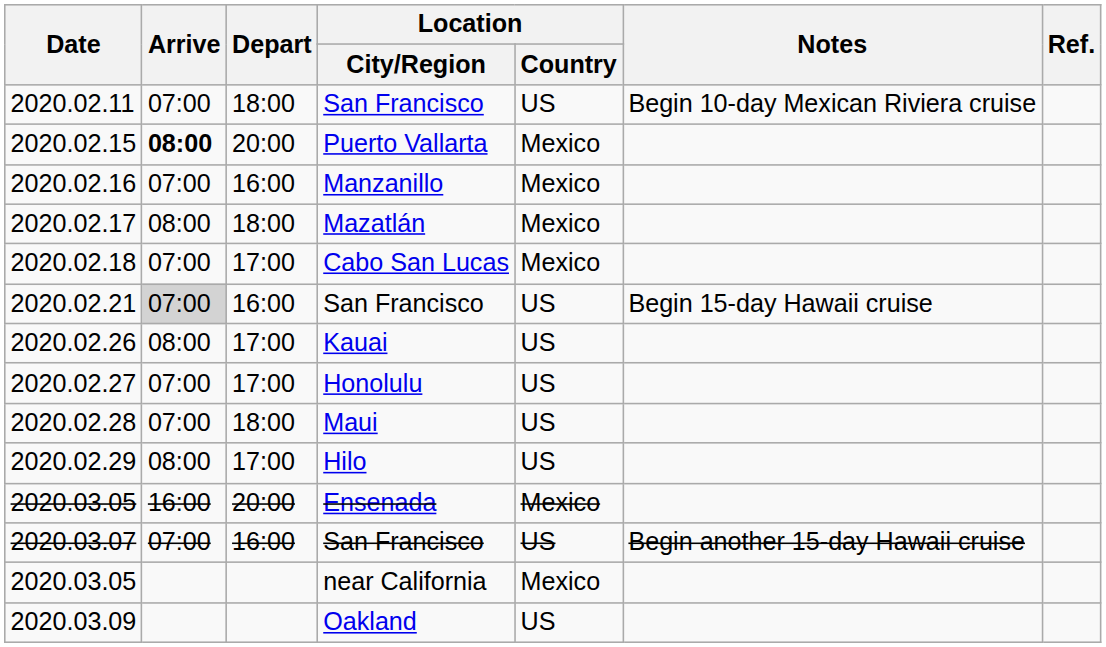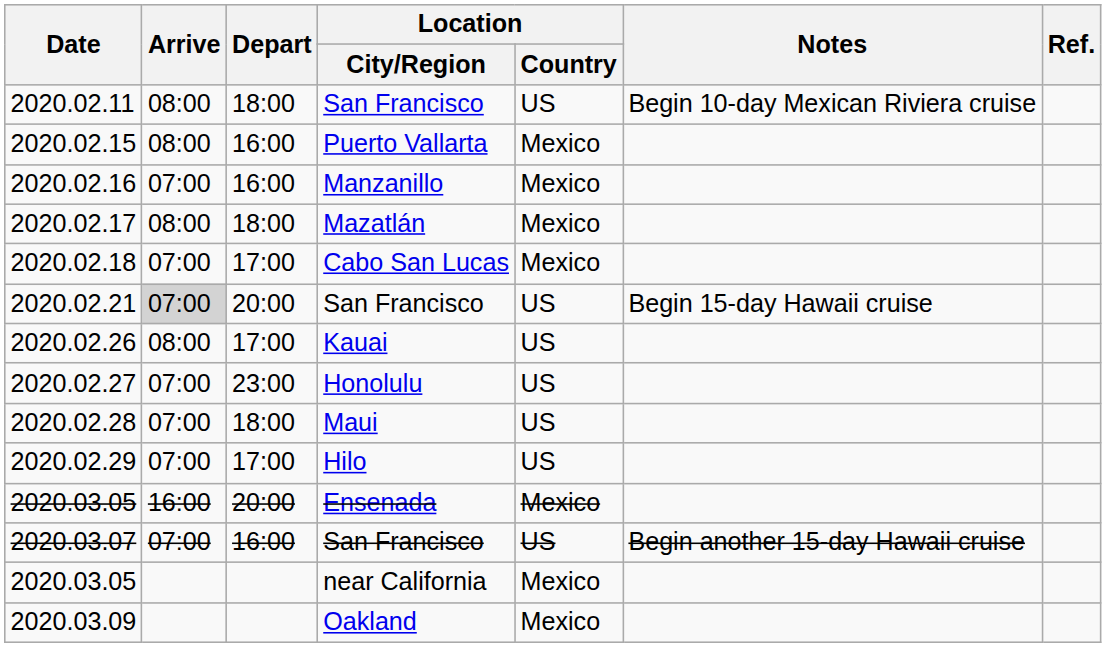(179, 104) 07:00 -> (179, 104) 08:00
(180, 143) bold -> (179, 143) normal
(264, 143) 20:00 -> (264, 143) 16:00
(264, 303) 16:00 -> (264, 303) 20:00
(264, 382) 17:00 -> (264, 382) 23:00
(179, 462) 08:00 -> (179, 462) 07:00
(538, 622) US -> (560, 622) Mexico
